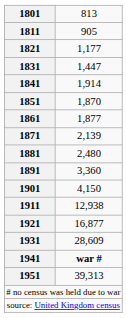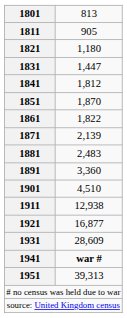(89, 48) 1,177 -> (89, 48) 1,180
(89, 83) 1,914 -> (89, 83) 1,812
(89, 118) 1,877 -> (89, 118) 1,822
(89, 153) 2,480 -> (89, 153) 2,483
(89, 188) 4,150 -> (89, 188) 4,510
